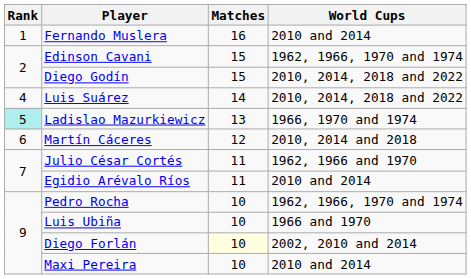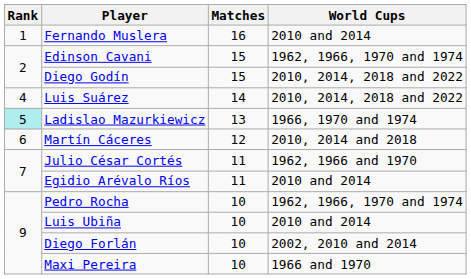(321, 223) 1966 and 1970 -> (321, 223) 2010 and 2014
(238, 243) lightyellow background -> (238, 243) no background
(321, 264) 2010 and 2014 -> (321, 264) 1966 and 1970
